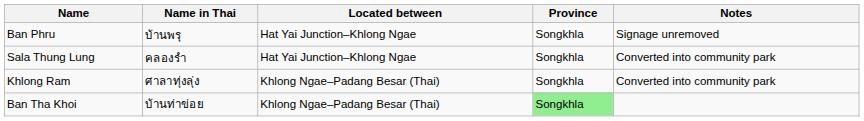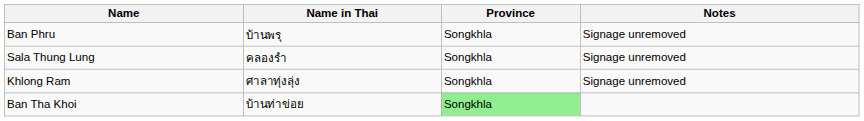- column: (395, 13)
(696, 57) Converted into community park -> (634, 57) Signage unremoved
(696, 81) Converted into community park -> (634, 81) Signage unremoved
